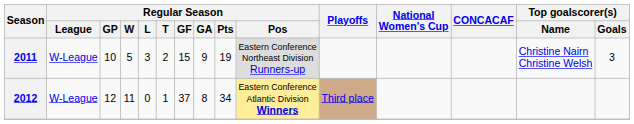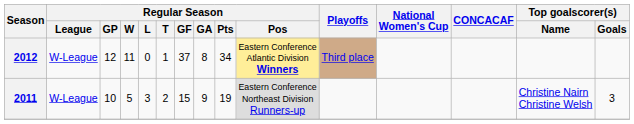rows swapped: (26, 58) <-> (26, 98)
